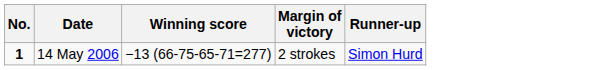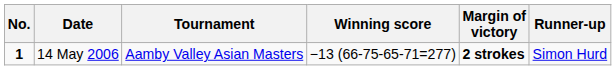+ column: (214, 24)
(307, 54) normal -> (493, 54) bold
